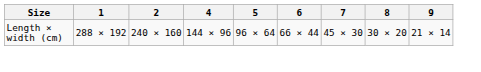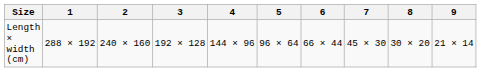+ column: (180, 12)
